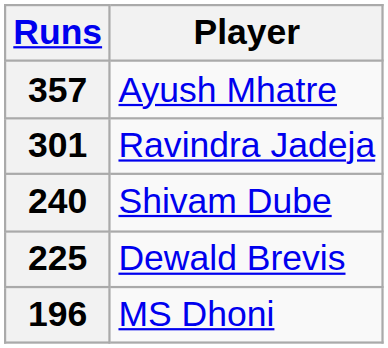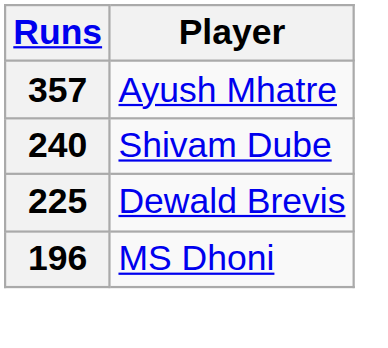- row: (58, 145)
